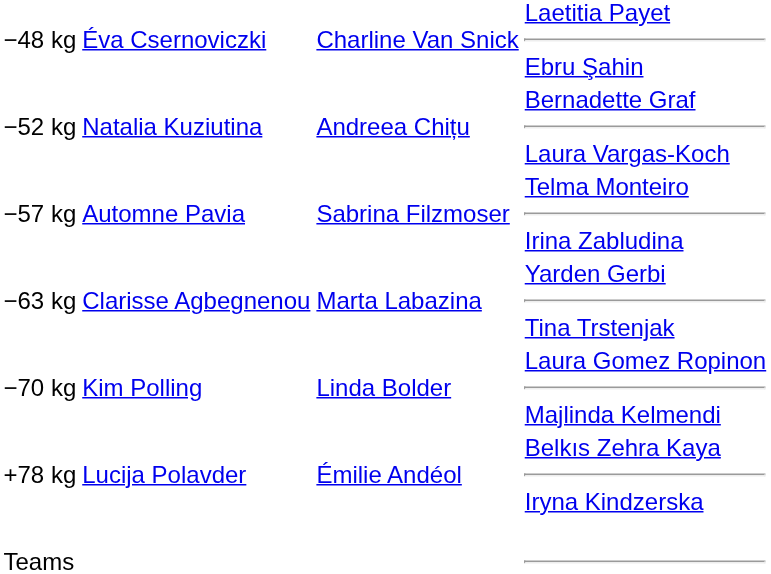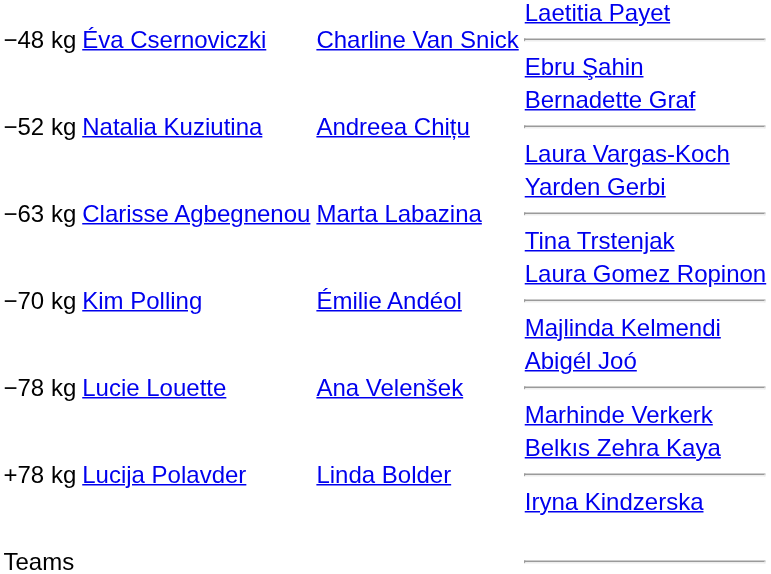- row: (40, 213)
(384, 387) Linda Bolder -> (389, 300) Émilie Andéol
+ row: (40, 387)
(389, 474) Émilie Andéol -> (384, 474) Linda Bolder
